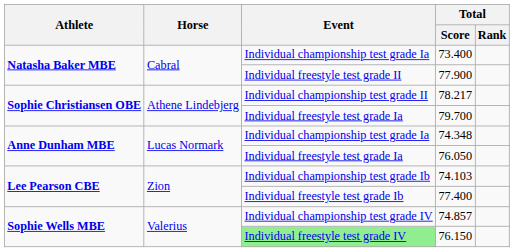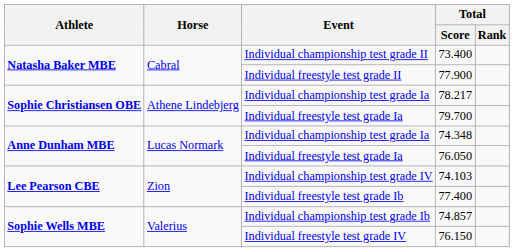(337, 55) Individual championship test grade Ia -> (336, 55) Individual championship test grade II
(336, 95) Individual championship test grade II -> (337, 95) Individual championship test grade Ia
(337, 176) Individual championship test grade Ib -> (339, 176) Individual championship test grade IV
(339, 216) Individual championship test grade IV -> (337, 216) Individual championship test grade Ib
(325, 237) lightgreen background -> (325, 237) no background
